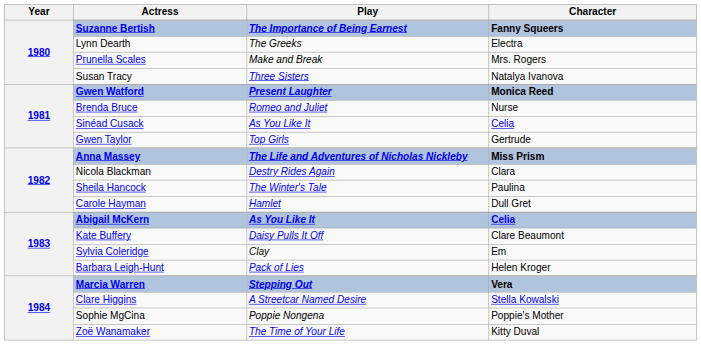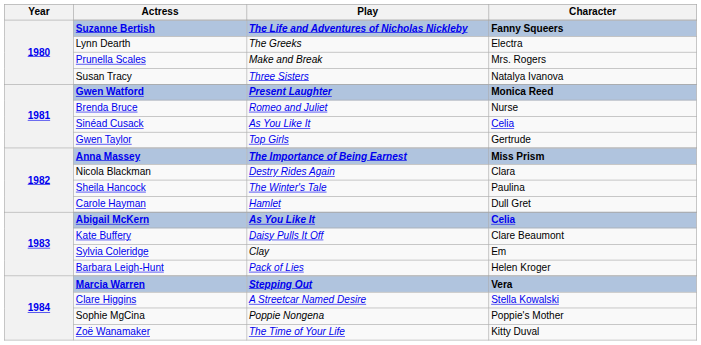(328, 28) The Importance of Being Earnest -> (358, 28) The Life and Adventures of Nicholas Nickleby
(358, 156) The Life and Adventures of Nicholas Nickleby -> (328, 156) The Importance of Being Earnest
